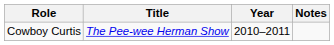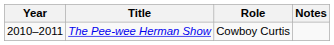columns swapped: (262, 13) <-> (44, 13)
